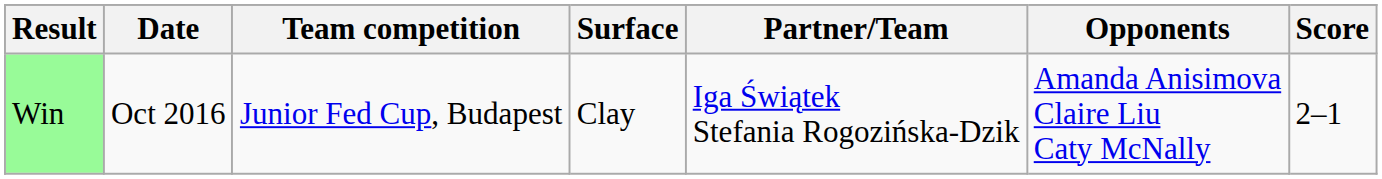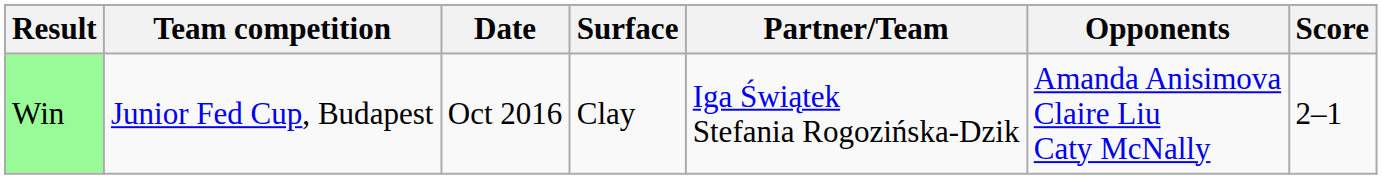columns swapped: (168, 29) <-> (401, 29)
